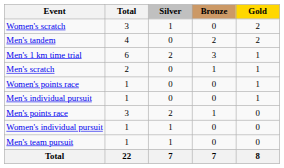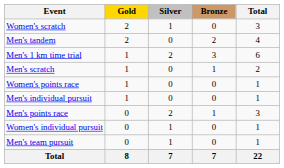columns swapped: (258, 12) <-> (127, 12)
